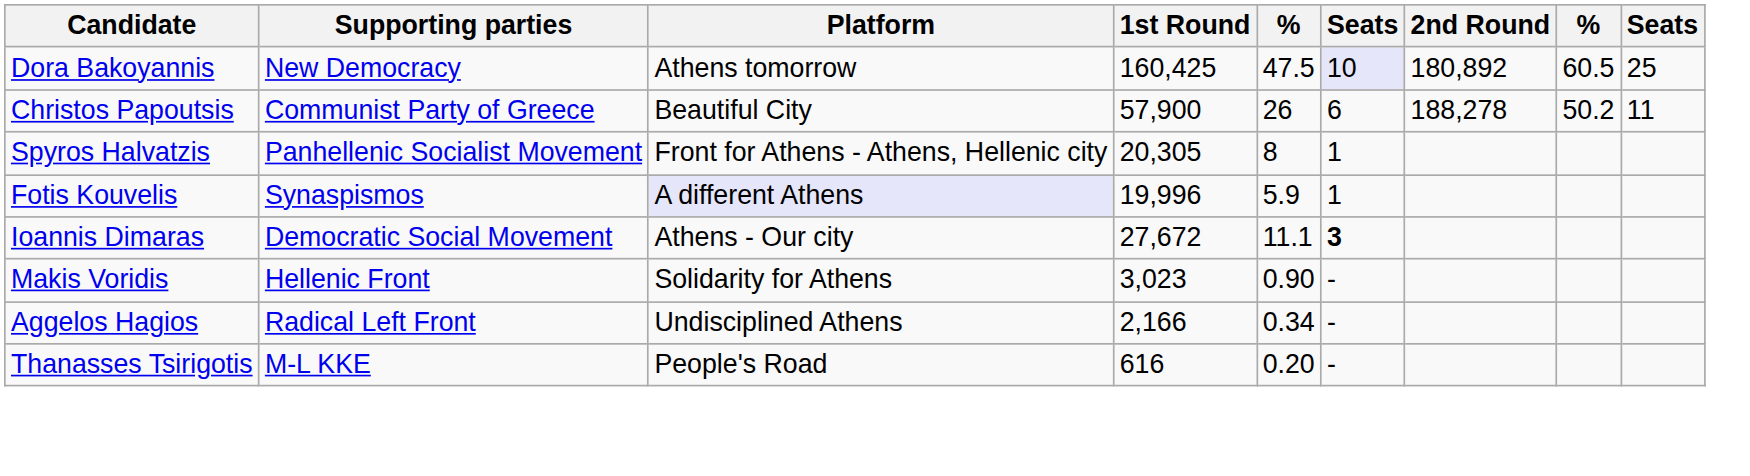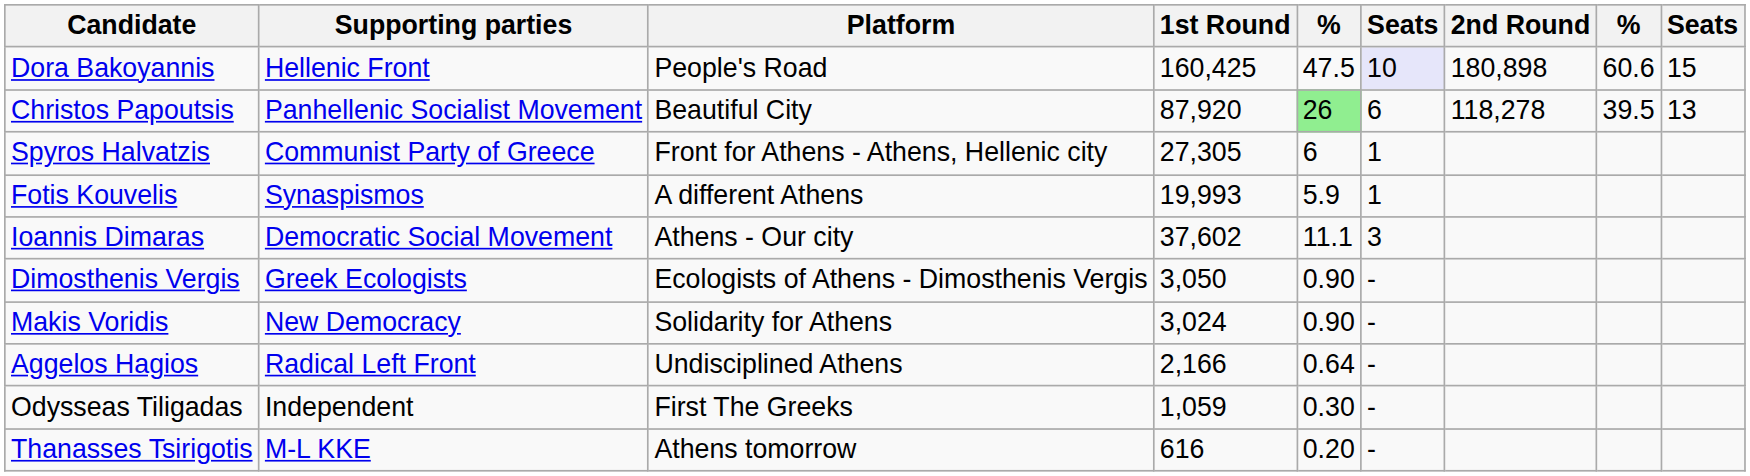(363, 68) New Democracy -> (347, 68) Hellenic Front
(755, 68) Athens tomorrow -> (741, 68) People's Road
(1459, 68) 180,892 -> (1499, 68) 180,898
(1588, 68) 60.5 -> (1629, 68) 60.6
(1642, 68) 25 -> (1682, 68) 15
(430, 110) Communist Party of Greece -> (454, 110) Panhellenic Socialist Movement
(1161, 110) 57,900 -> (1201, 110) 87,920
(1278, 110) no background -> (1318, 110) lightgreen background
(1459, 110) 188,278 -> (1498, 110) 118,278
(1588, 110) 50.2 -> (1629, 110) 39.5
(1641, 110) 11 -> (1682, 110) 13
(454, 152) Panhellenic Socialist Movement -> (430, 152) Communist Party of Greece
(1161, 152) 20,305 -> (1201, 152) 27,305
(1270, 152) 8 -> (1310, 152) 6
(759, 195) lavender background -> (759, 195) no background
(1161, 195) 19,996 -> (1201, 195) 19,993
(1161, 237) 27,672 -> (1201, 237) 37,602
(1334, 237) bold -> (1375, 237) normal
+ row: (125, 279)
(347, 279) Hellenic Front -> (363, 322) New Democracy
(1153, 279) 3,023 -> (1193, 322) 3,024
(1289, 322) 0.34 -> (1329, 364) 0.64
+ row: (127, 407)
(741, 364) People's Road -> (755, 449) Athens tomorrow
